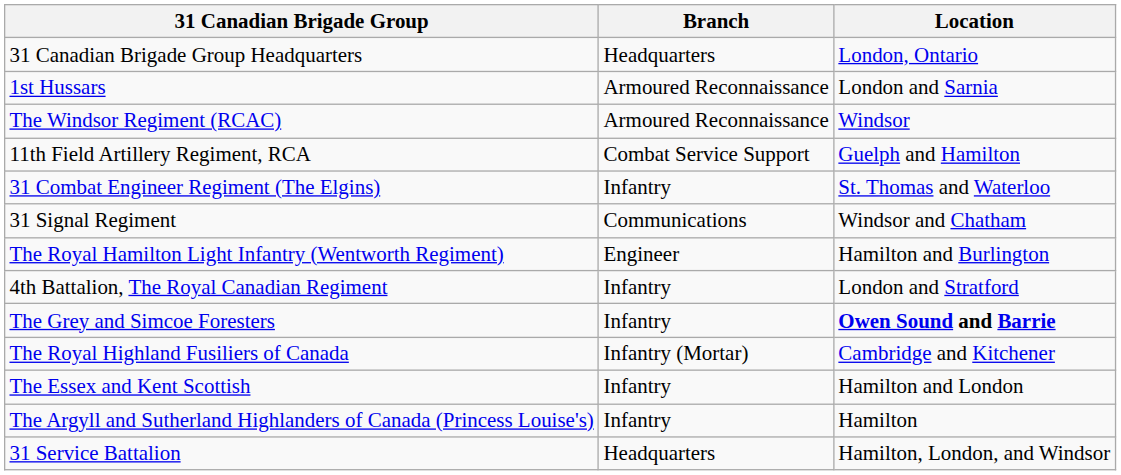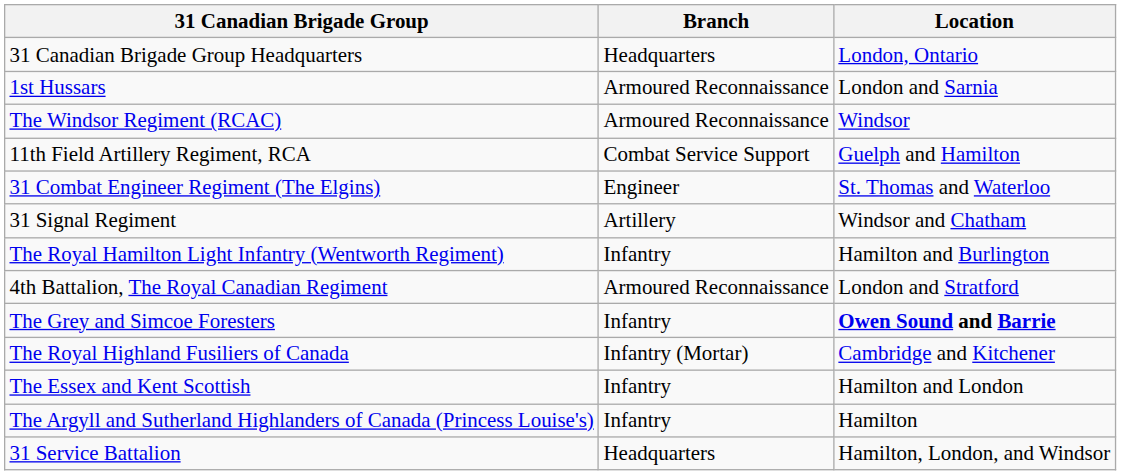(637, 187) Infantry -> (641, 187) Engineer
(675, 220) Communications -> (640, 220) Artillery
(641, 253) Engineer -> (637, 253) Infantry
(637, 287) Infantry -> (716, 287) Armoured Reconnaissance
